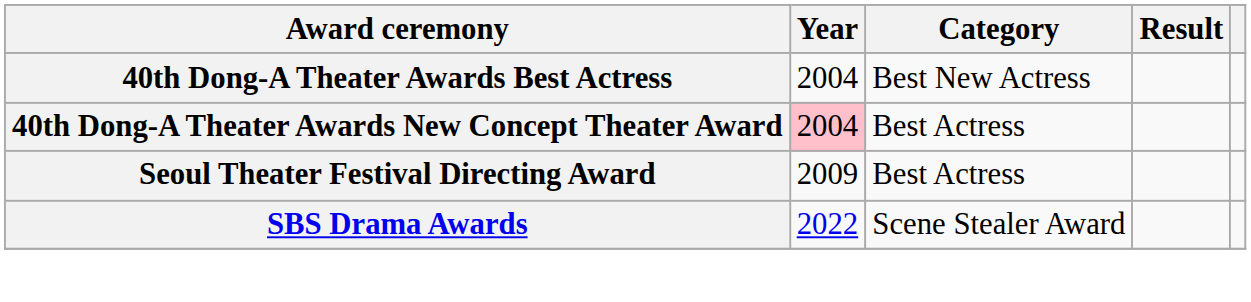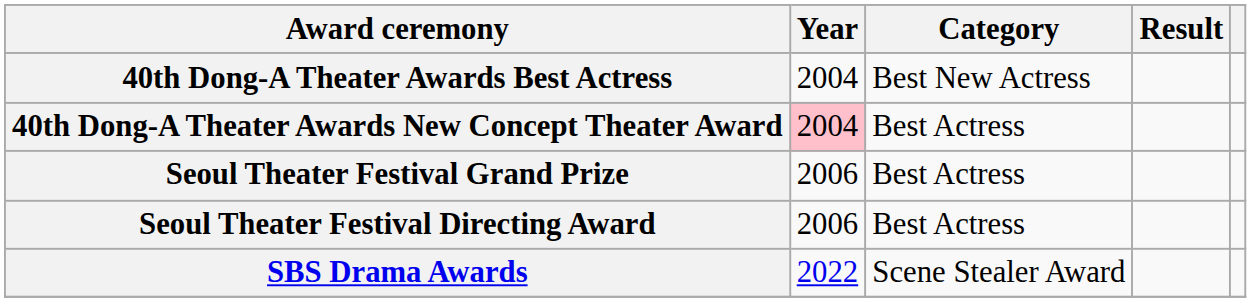+ row: (397, 175)
(827, 175) 2009 -> (827, 223) 2006
